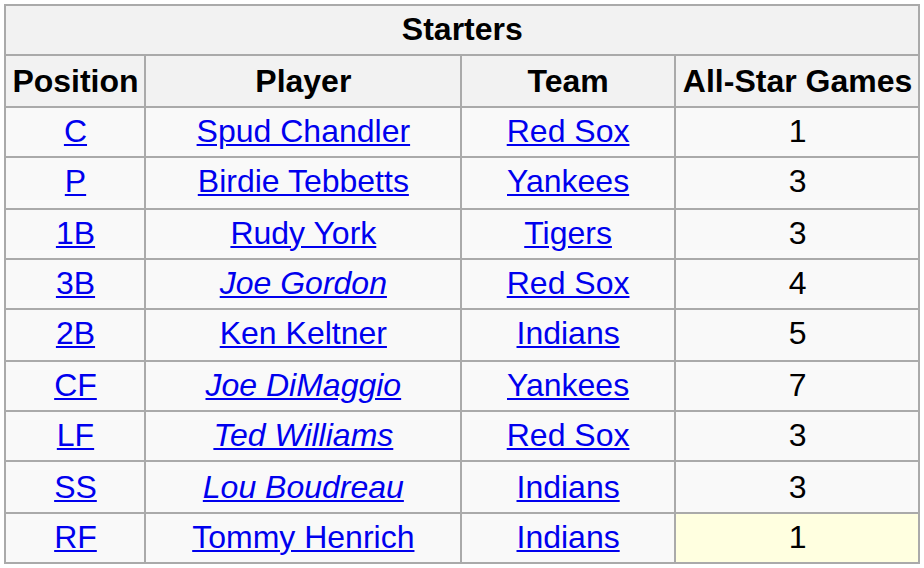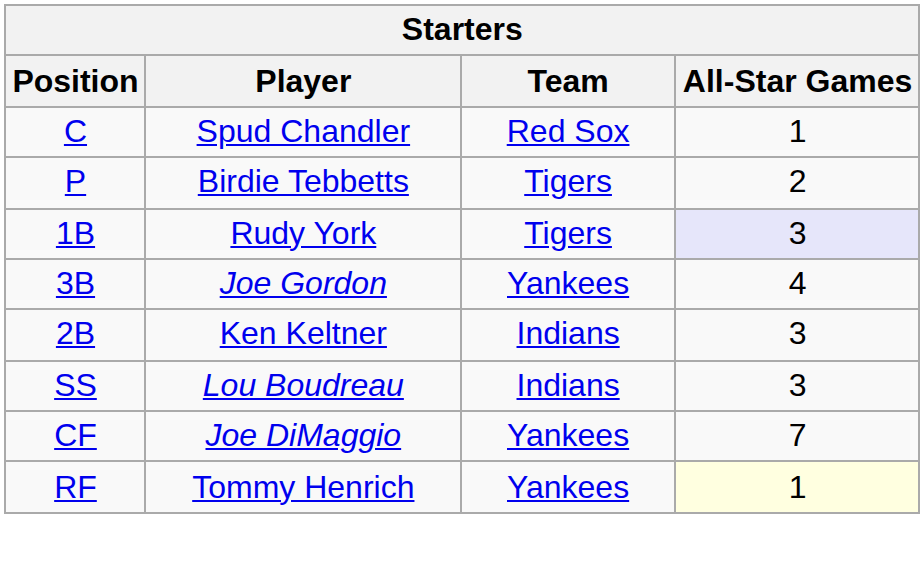(568, 182) Yankees -> (568, 182) Tigers
(798, 182) 3 -> (798, 182) 2
(798, 232) no background -> (798, 232) lavender background
(568, 283) Red Sox -> (568, 283) Yankees
(798, 334) 5 -> (798, 334) 3
rows swapped: (303, 486) <-> (303, 385)
- row: (303, 435)
(568, 537) Indians -> (568, 486) Yankees
